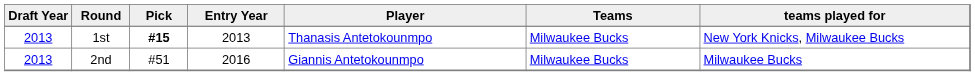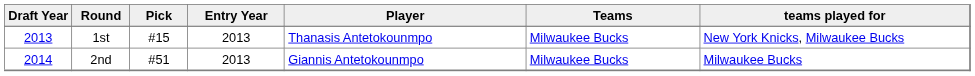(159, 37) bold -> (159, 37) normal
(38, 59) 2013 -> (38, 59) 2014
(236, 59) 2016 -> (236, 59) 2013
